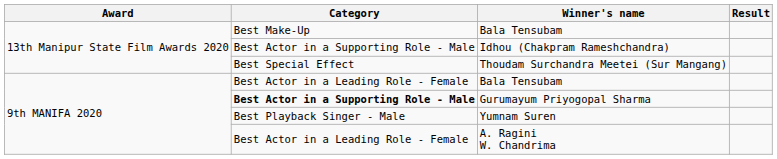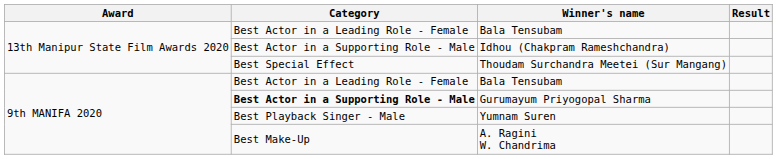(272, 30) Best Make-Up -> (351, 30) Best Actor in a Leading Role - Female
(351, 139) Best Actor in a Leading Role - Female -> (272, 139) Best Make-Up
